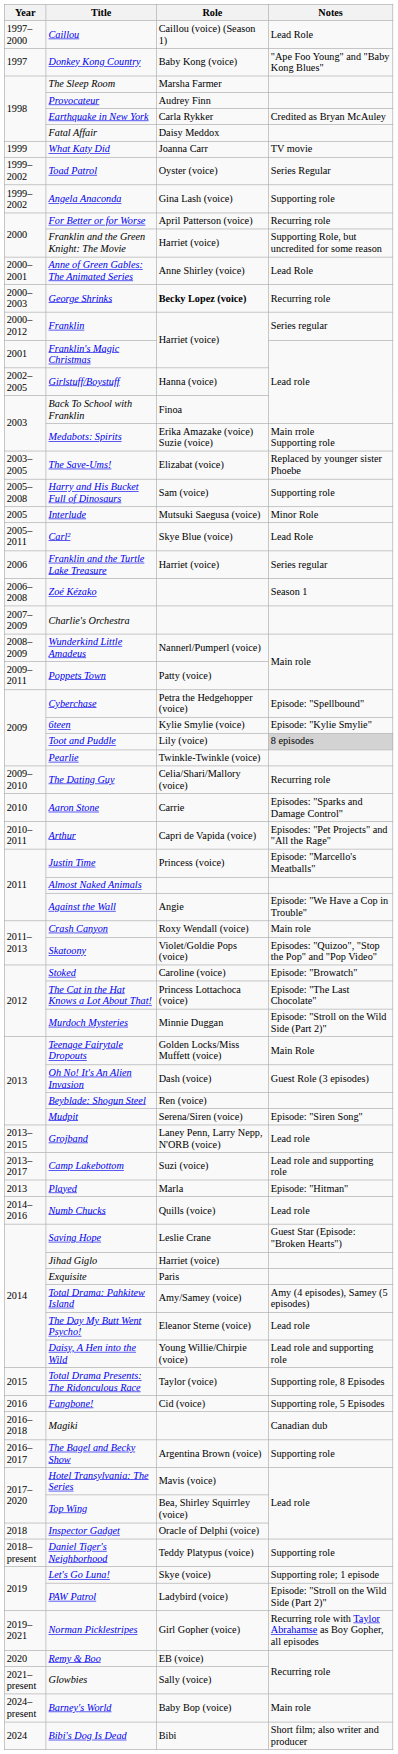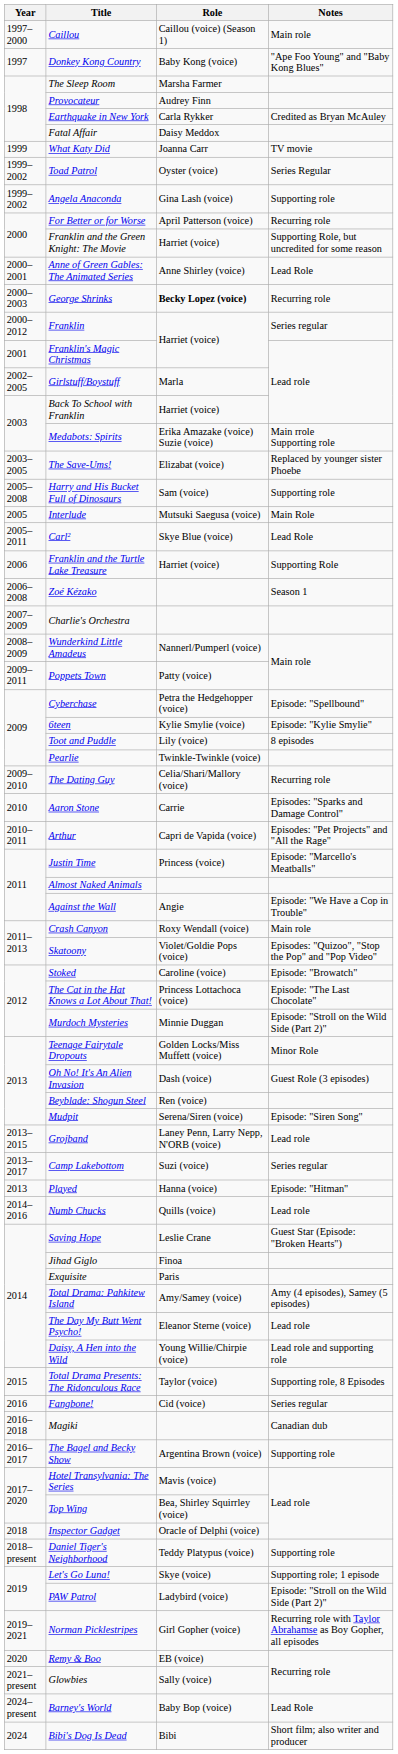(292, 34) Lead Role -> (291, 34) Main role
(188, 381) Hanna (voice) -> (171, 381) Marla
(170, 409) Finoa -> (189, 409) Harriet (voice)
(295, 514) Minor Role -> (293, 514) Main Role
(299, 564) Series regular -> (304, 564) Supporting Role
(292, 741) lightgrey background -> (292, 741) no background
(293, 1050) Main Role -> (295, 1050) Minor Role
(322, 1166) Lead role and supporting role -> (299, 1166) Series regular
(171, 1188) Marla -> (188, 1188) Hanna (voice)
(189, 1260) Harriet (voice) -> (170, 1260) Finoa
(328, 1403) Supporting role, 5 Episodes -> (299, 1403) Series regular
(291, 1708) Main role -> (292, 1708) Lead Role
